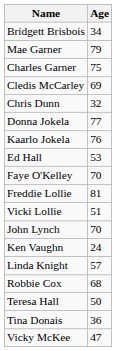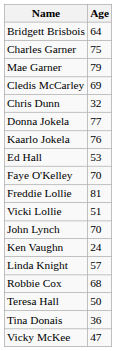(96, 31) 34 -> (96, 31) 64
rows swapped: (42, 67) <-> (34, 49)
